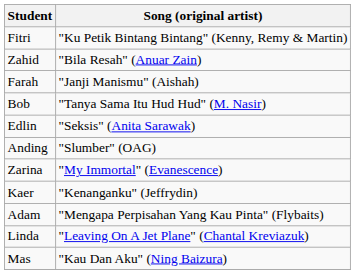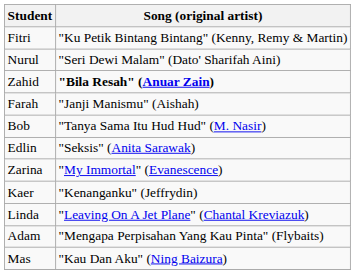+ row: (23, 60)
(130, 60) normal -> (136, 82) bold
- row: (28, 148)
rows swapped: (23, 236) <-> (24, 214)
